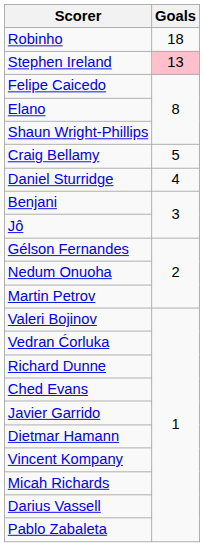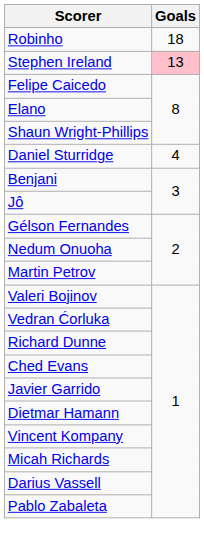- row: (54, 156)
